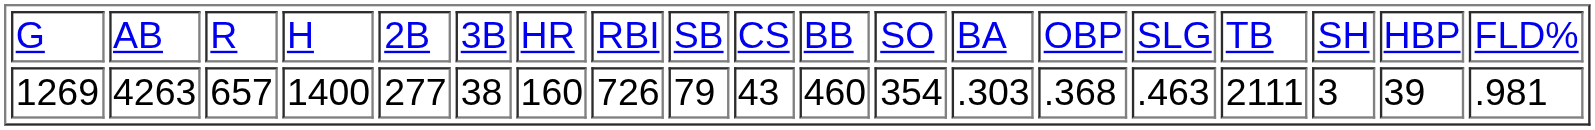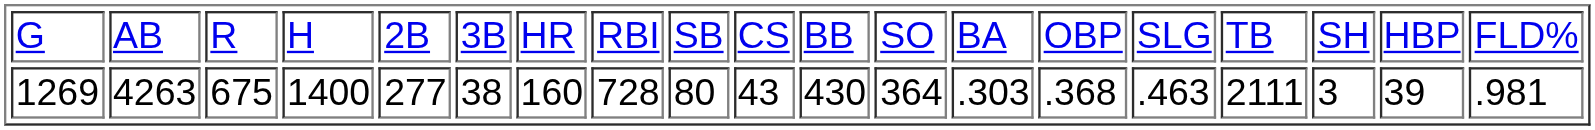(242, 92) 657 -> (242, 92) 675
(628, 92) 726 -> (628, 92) 728
(694, 92) 79 -> (694, 92) 80
(835, 92) 460 -> (835, 92) 430
(911, 92) 354 -> (911, 92) 364
